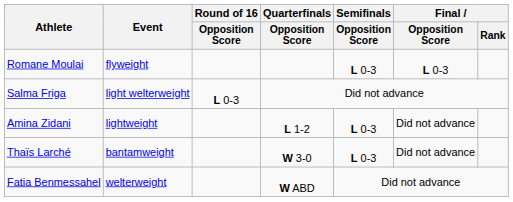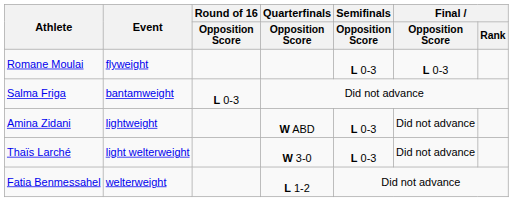(148, 94) light welterweight -> (140, 94) bantamweight
(297, 129) L 1-2 -> (297, 129) W ABD
(140, 153) bantamweight -> (148, 153) light welterweight
(297, 188) W ABD -> (297, 188) L 1-2
